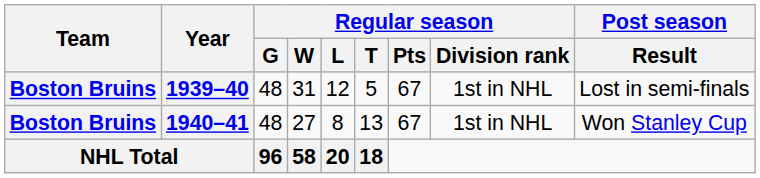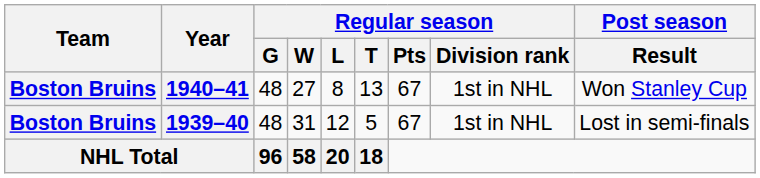rows swapped: (207, 89) <-> (207, 123)
